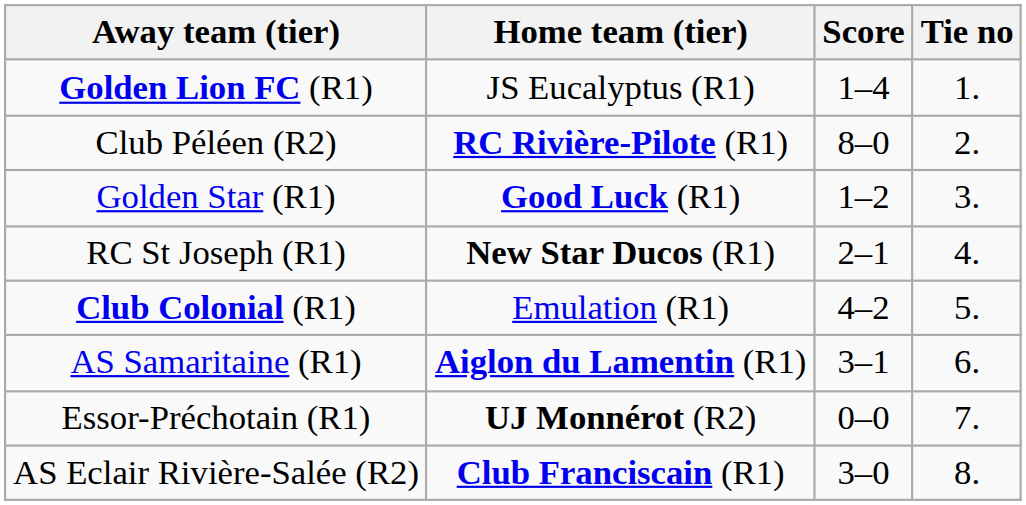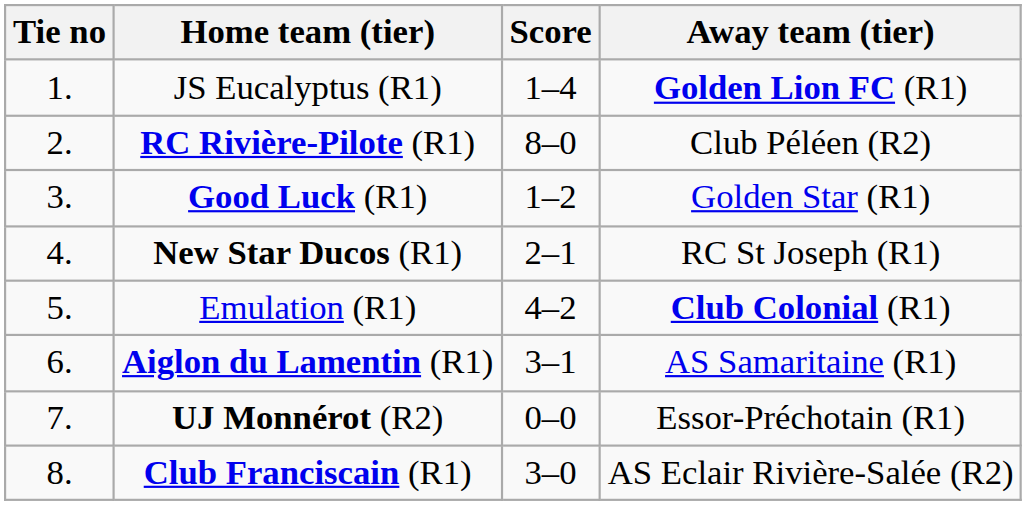columns swapped: (967, 32) <-> (216, 32)
